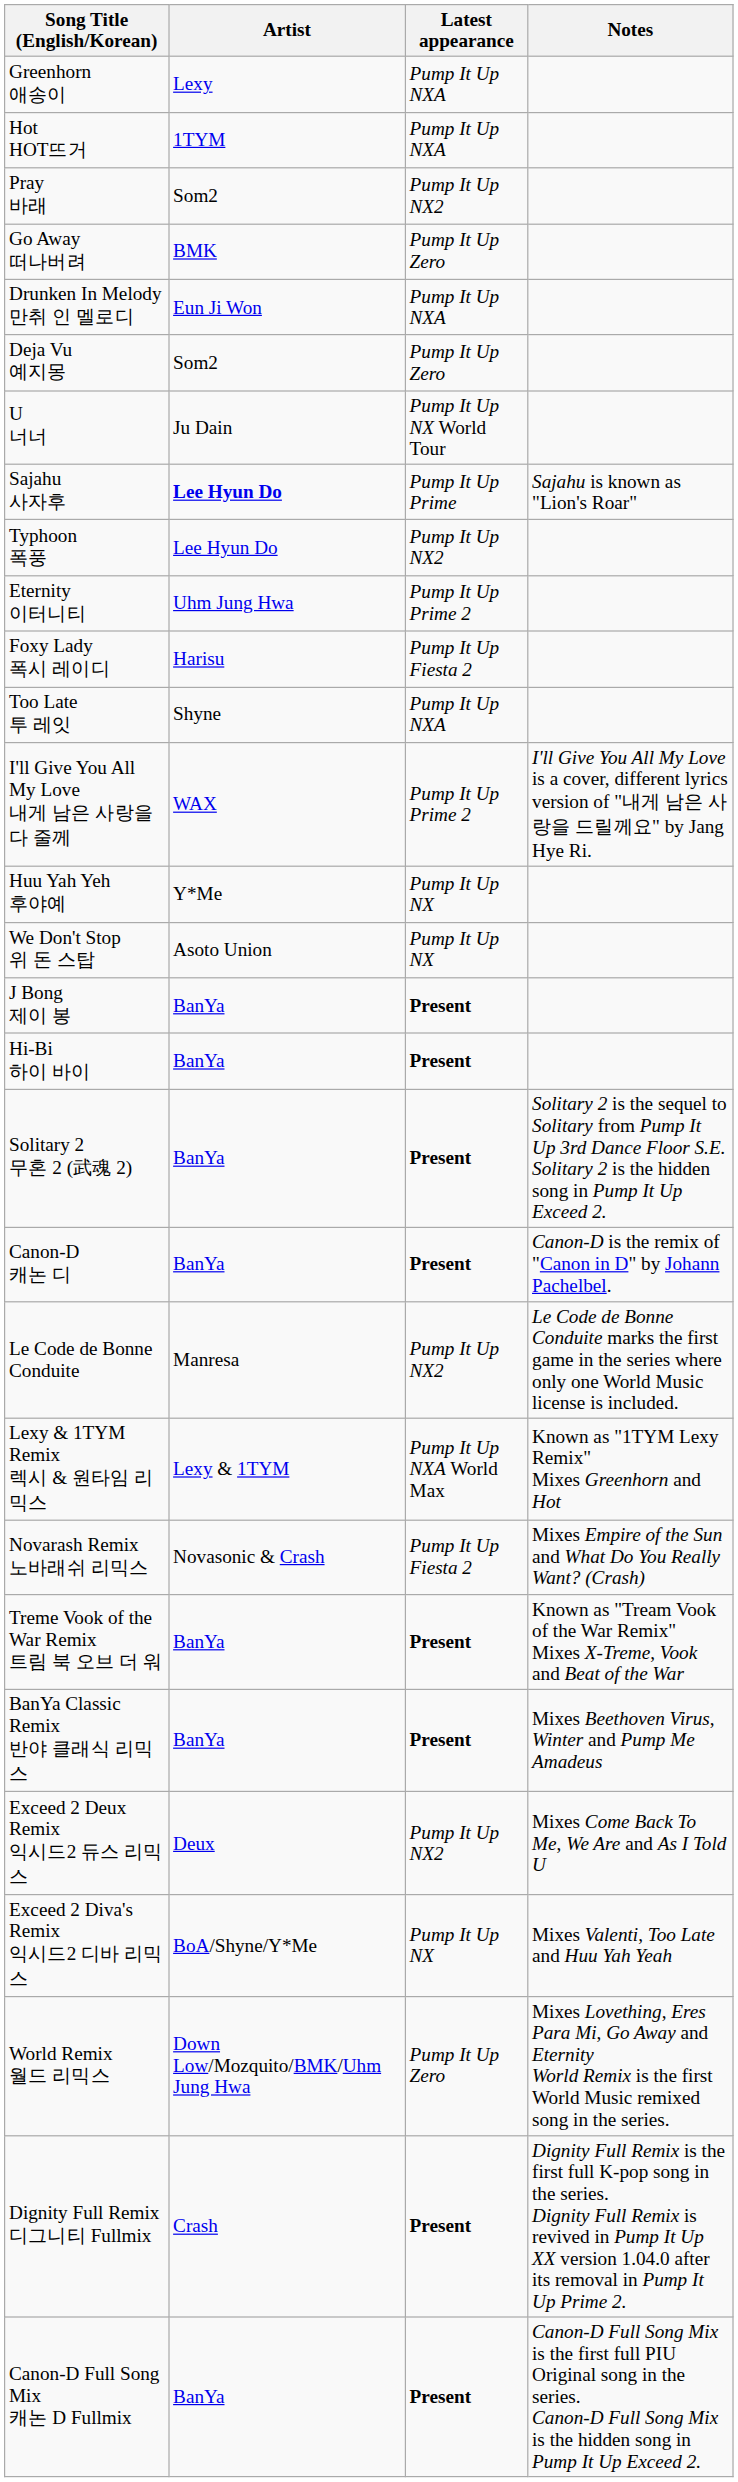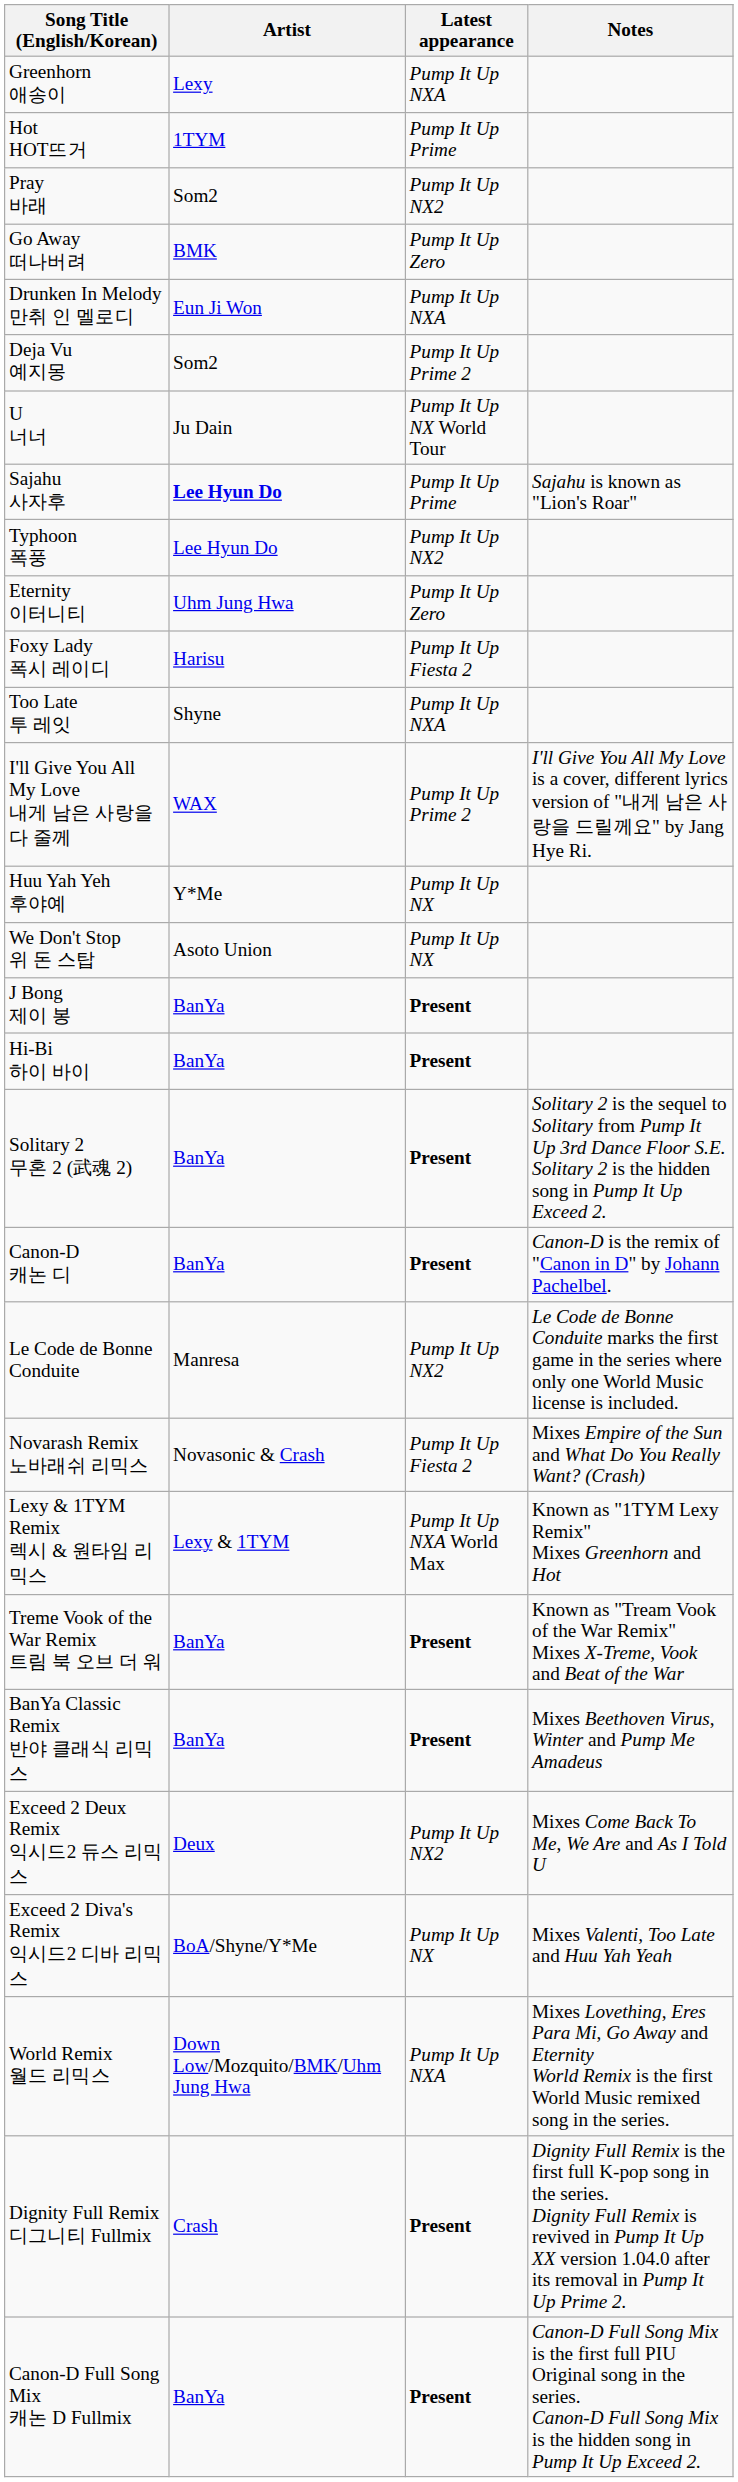(454, 140) Pump It Up NXA -> (454, 140) Pump It Up Prime
(454, 362) Pump It Up Zero -> (454, 362) Pump It Up Prime 2
(454, 603) Pump It Up Prime 2 -> (454, 603) Pump It Up Zero
rows swapped: (79, 1556) <-> (81, 1467)
(454, 2065) Pump It Up Zero -> (454, 2065) Pump It Up NXA
